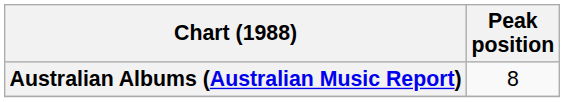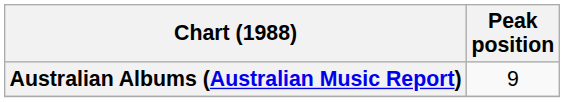(513, 79) 8 -> (513, 79) 9
